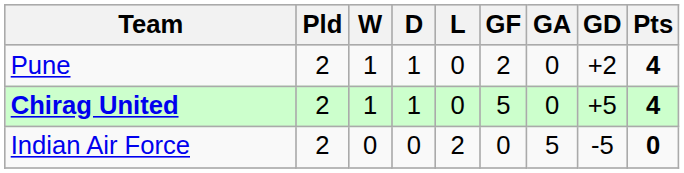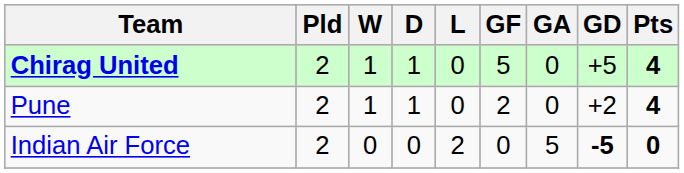rows swapped: (95, 106) <-> (41, 65)
(602, 146) normal -> (602, 146) bold
